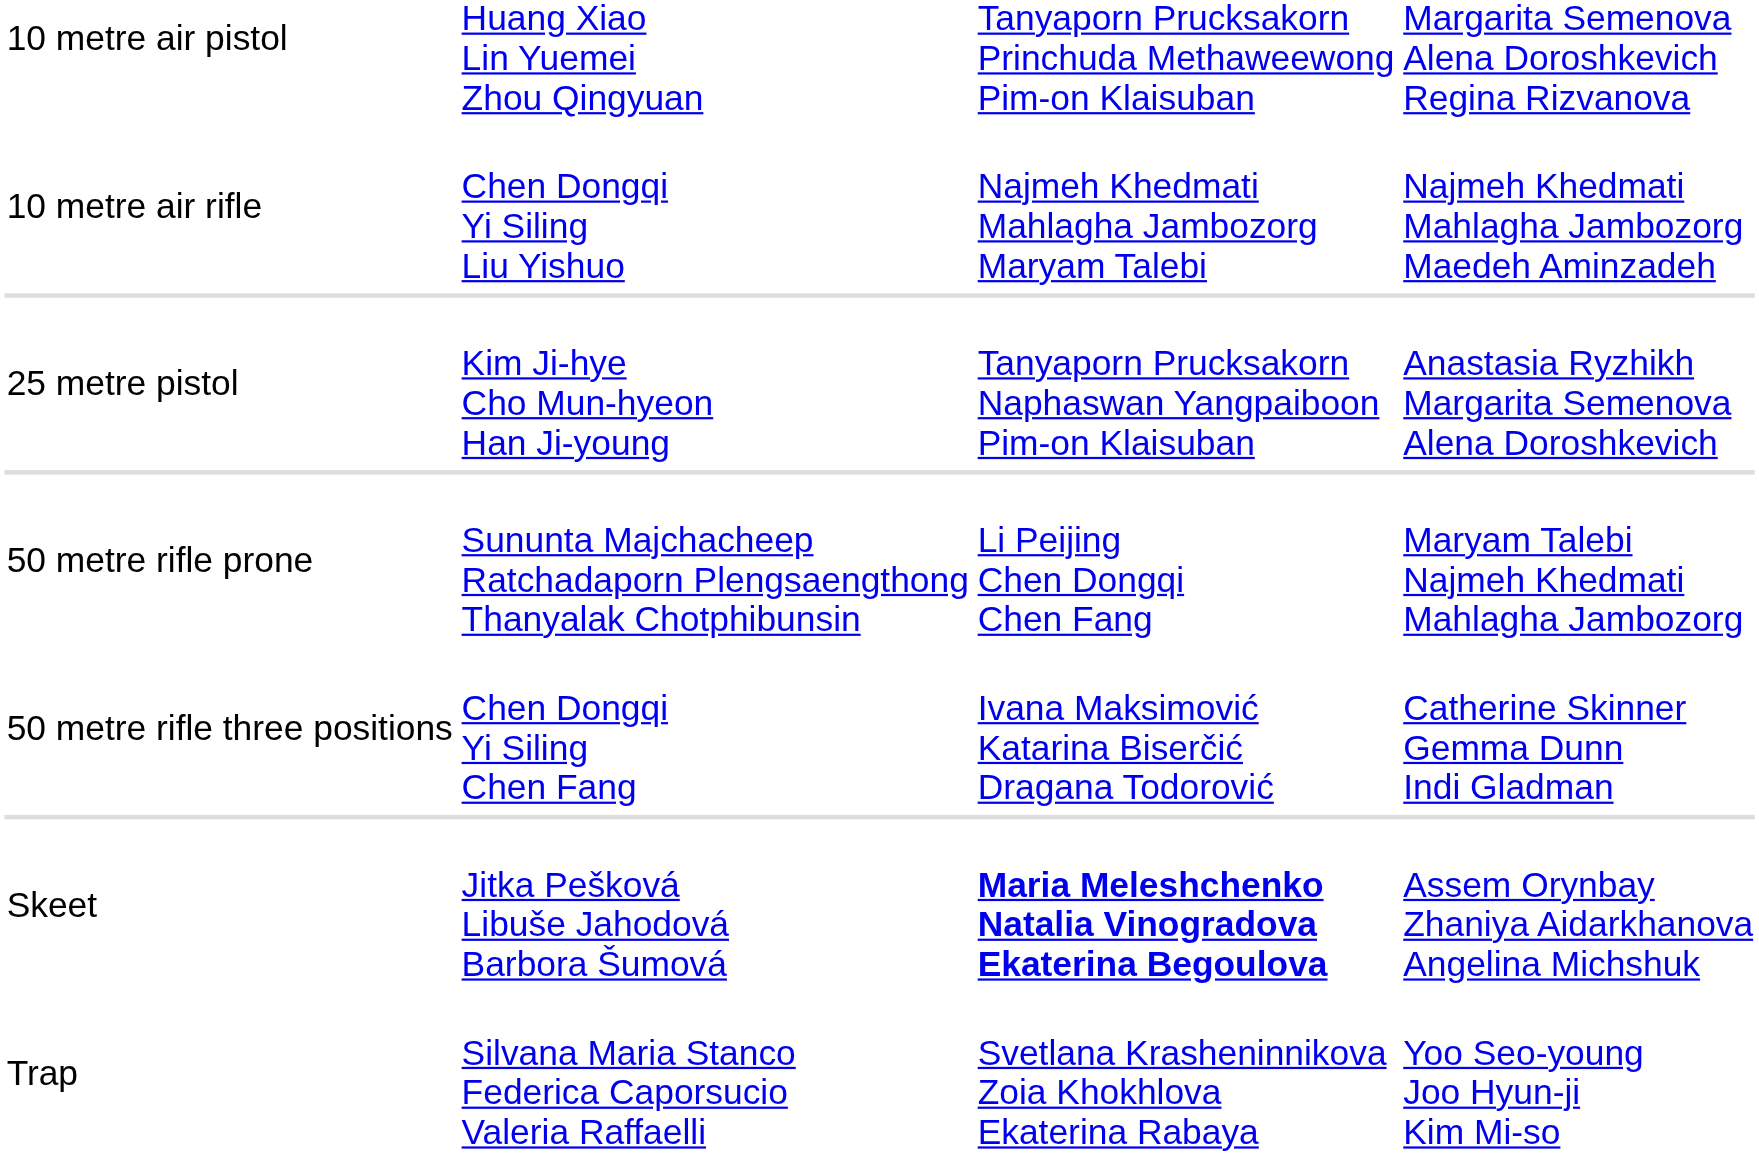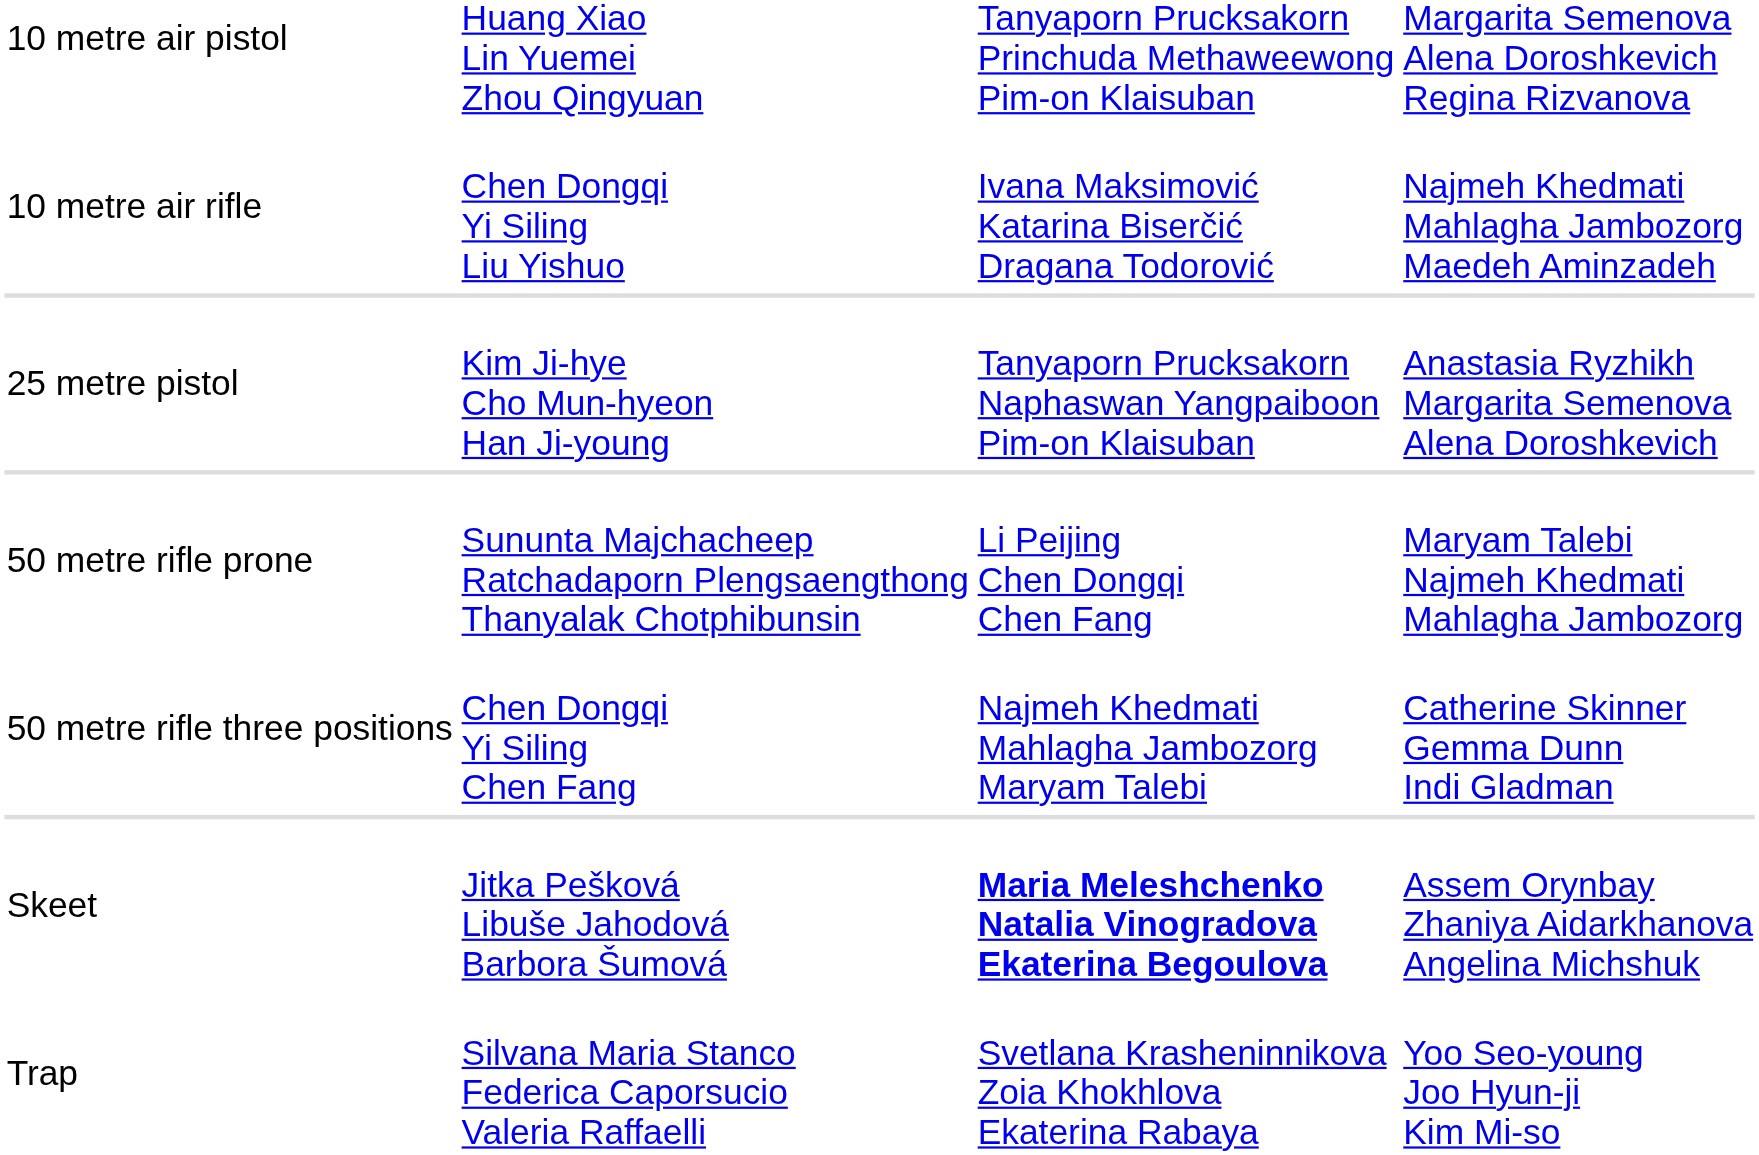(1148, 226) Najmeh Khedmati Mahlagha Jambozorg Maryam Talebi -> (1126, 226) Ivana Maksimović Katarina Biserčić Dragana Todorović
(1126, 747) Ivana Maksimović Katarina Biserčić Dragana Todorović -> (1148, 747) Najmeh Khedmati Mahlagha Jambozorg Maryam Talebi
